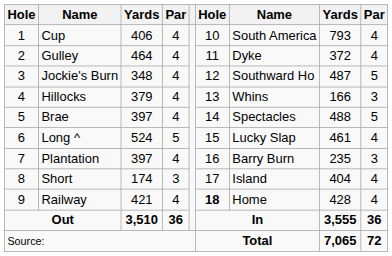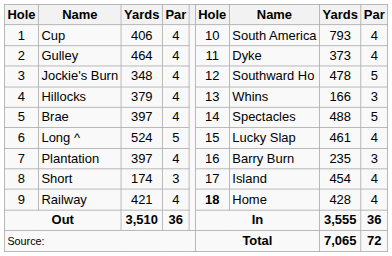(340, 55) 372 -> (340, 55) 373
(340, 76) 487 -> (340, 76) 478
(340, 179) 404 -> (340, 179) 454
